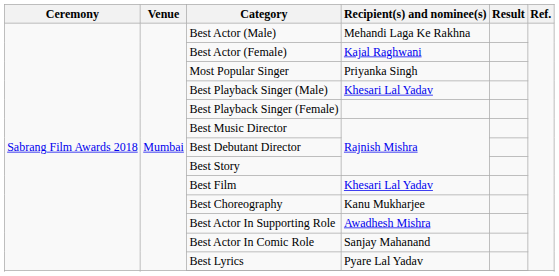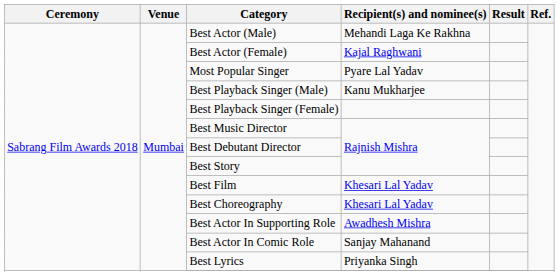(381, 71) Priyanka Singh -> (383, 71) Pyare Lal Yadav
(388, 90) Khesari Lal Yadav -> (384, 90) Kanu Mukharjee
(384, 204) Kanu Mukharjee -> (388, 204) Khesari Lal Yadav
(383, 261) Pyare Lal Yadav -> (381, 261) Priyanka Singh
